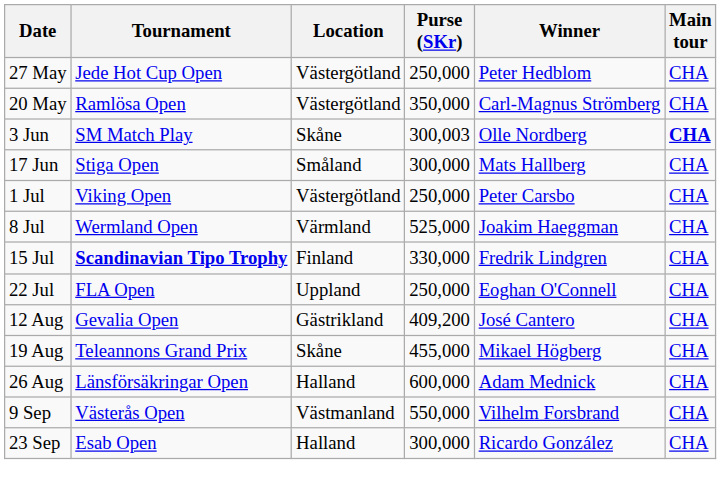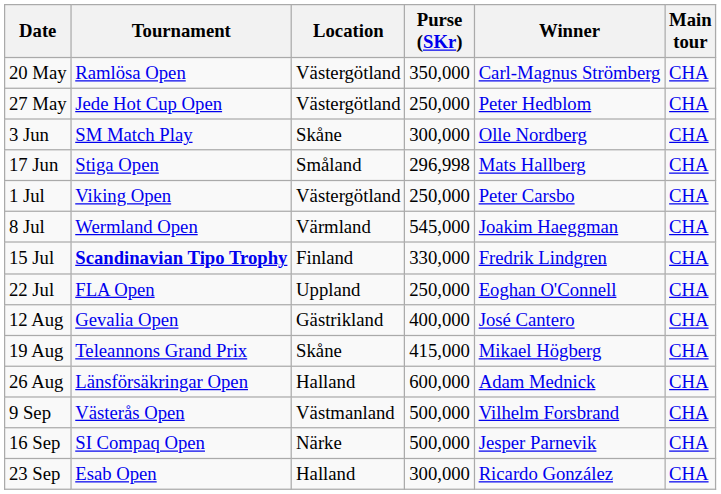rows swapped: (38, 103) <-> (38, 73)
(440, 134) 300,003 -> (440, 134) 300,000
(690, 134) bold -> (689, 134) normal
(440, 165) 300,000 -> (440, 165) 296,998
(440, 227) 525,000 -> (440, 227) 545,000
(440, 319) 409,200 -> (440, 319) 400,000
(440, 350) 455,000 -> (440, 350) 415,000
(440, 412) 550,000 -> (440, 412) 500,000
+ row: (35, 442)
